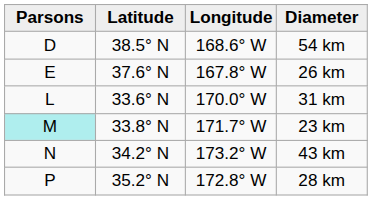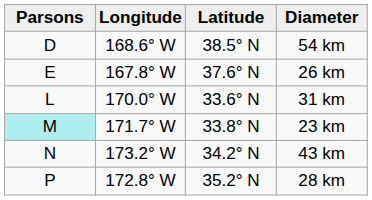columns swapped: (140, 18) <-> (231, 18)
